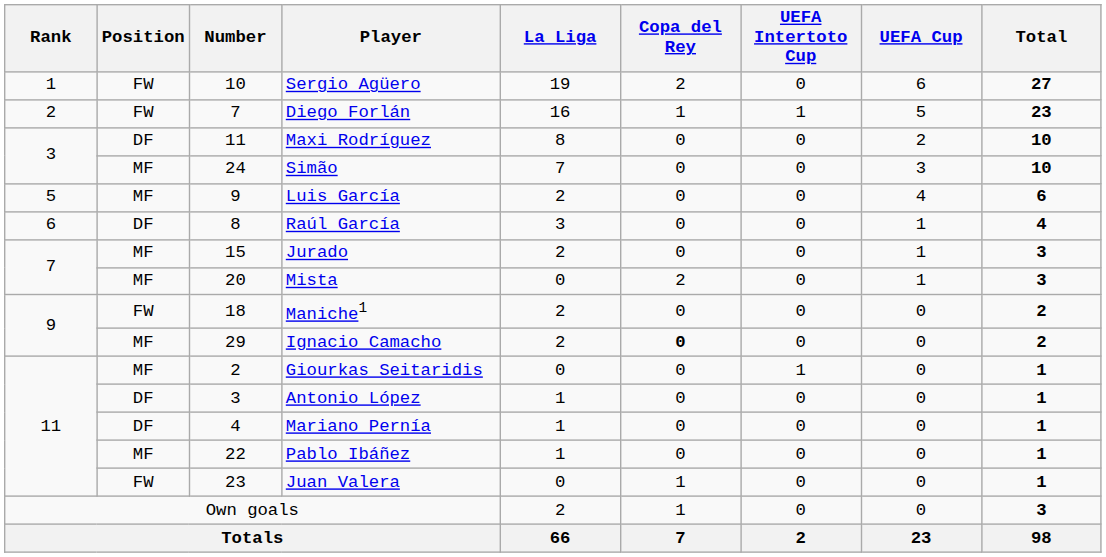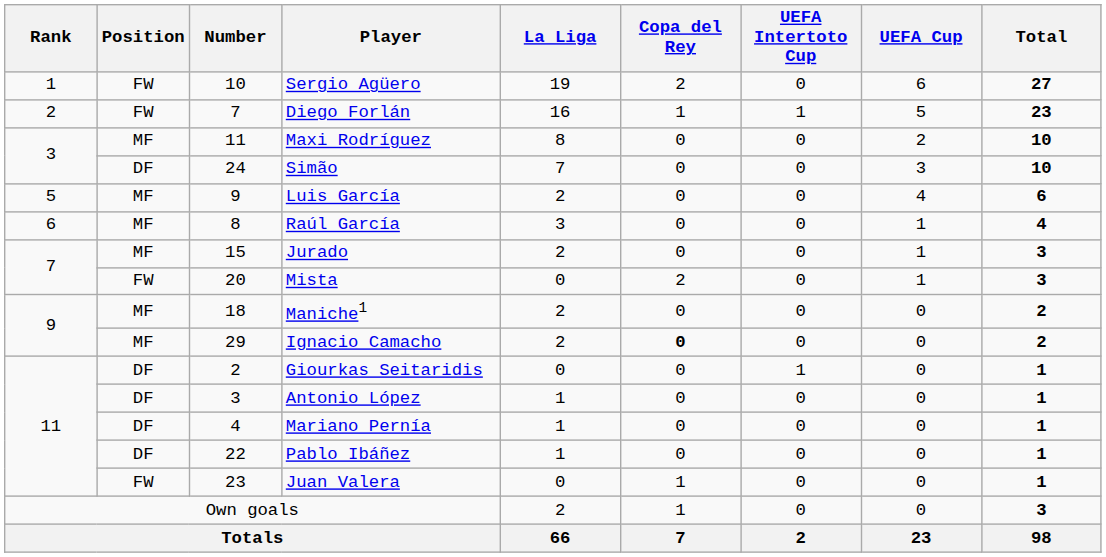(143, 142) DF -> (143, 142) MF
(143, 170) MF -> (143, 170) DF
(143, 226) DF -> (143, 226) MF
(143, 281) MF -> (143, 281) FW
(143, 312) FW -> (143, 312) MF
(143, 371) MF -> (143, 371) DF
(143, 455) MF -> (143, 455) DF
